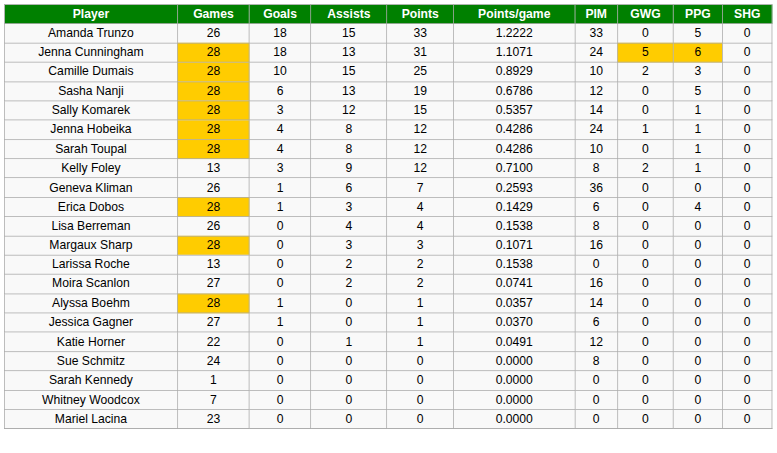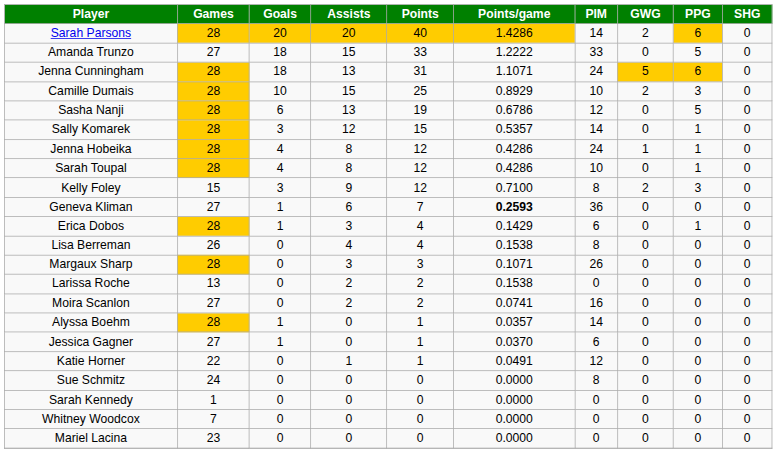+ row: (91, 33)
(213, 33) 26 -> (213, 52) 27
(213, 168) 13 -> (213, 187) 15
(698, 168) 1 -> (698, 187) 3
(213, 187) 26 -> (213, 206) 27
(514, 187) normal -> (514, 206) bold
(698, 206) 4 -> (698, 226) 1
(596, 245) 16 -> (596, 264) 26
